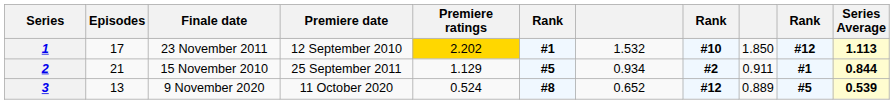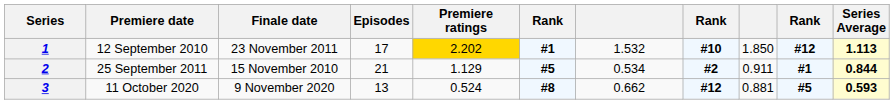columns swapped: (346, 21) <-> (117, 21)
(629, 68) 0.934 -> (629, 68) 0.534
(629, 88) 0.652 -> (629, 88) 0.662
(758, 88) 0.889 -> (758, 88) 0.881
(861, 88) 0.539 -> (861, 88) 0.593
